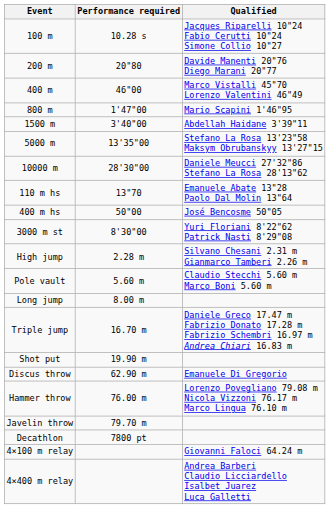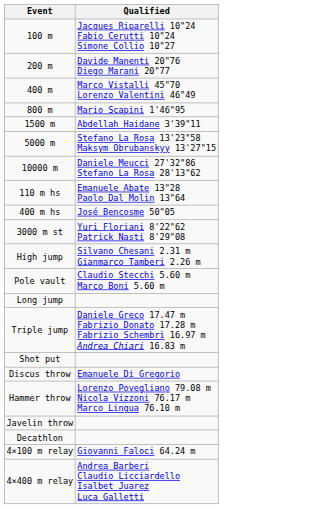- column: (129, 11)
